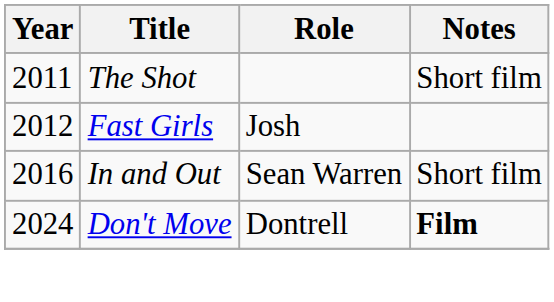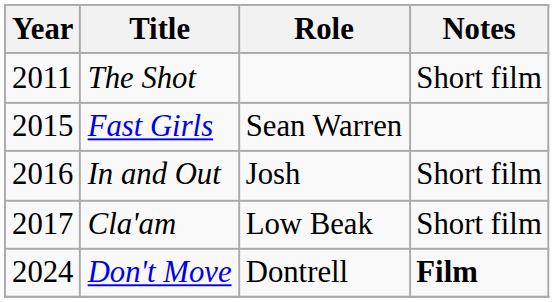(43, 126) 2012 -> (43, 126) 2015
(273, 126) Josh -> (324, 126) Sean Warren
(324, 175) Sean Warren -> (273, 175) Josh
+ row: (132, 223)
